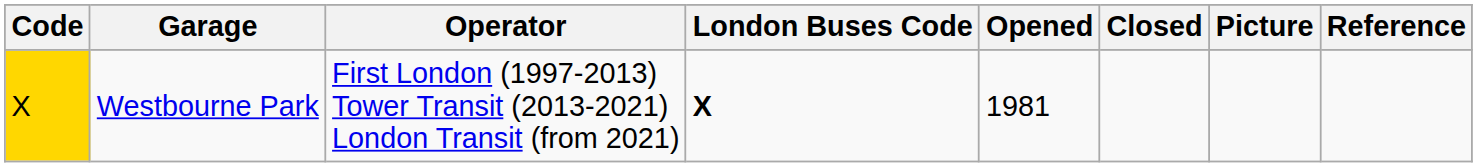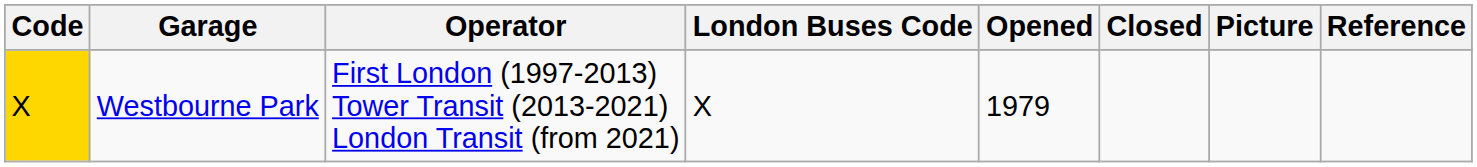(702, 105) bold -> (702, 105) normal
(1018, 105) 1981 -> (1018, 105) 1979
